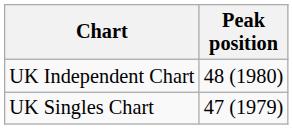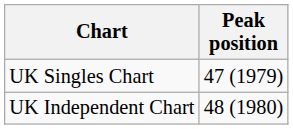rows swapped: (82, 107) <-> (102, 75)
